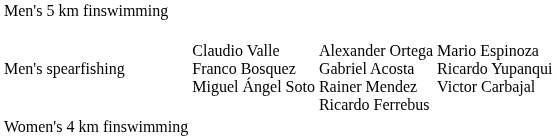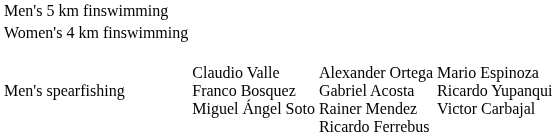rows swapped: (96, 126) <-> (64, 68)
